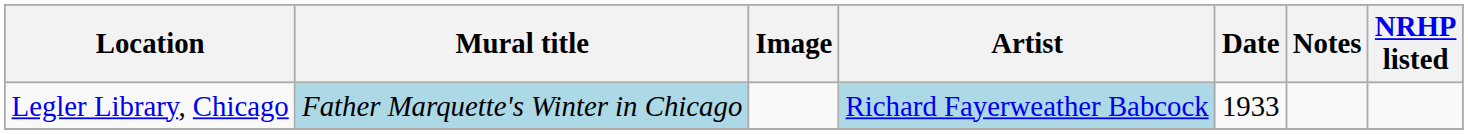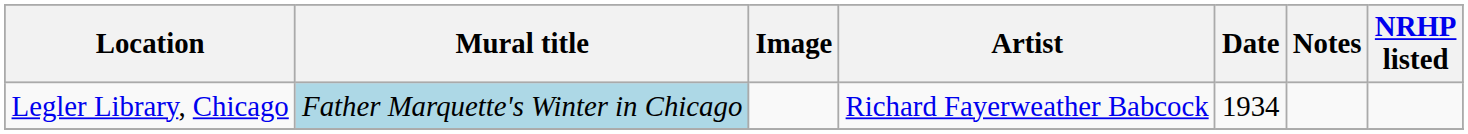(1027, 105) lightblue background -> (1027, 105) no background
(1251, 105) 1933 -> (1251, 105) 1934
